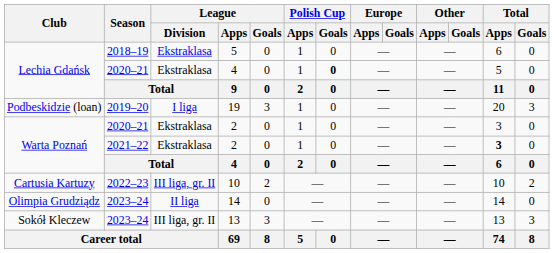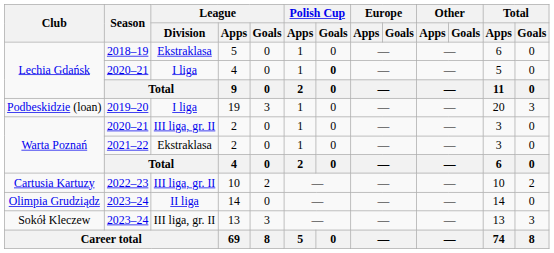(185, 70) Ekstraklasa -> (185, 70) I liga
(185, 126) Ekstraklasa -> (185, 126) III liga, gr. II
(499, 145) bold -> (499, 145) normal
